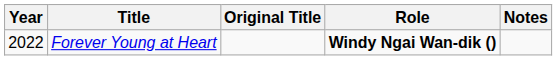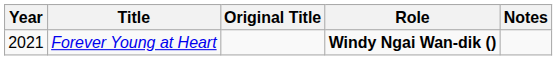(26, 43) 2022 -> (26, 43) 2021
